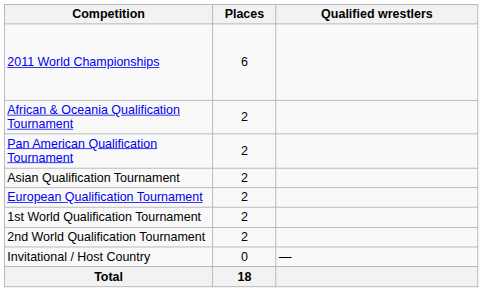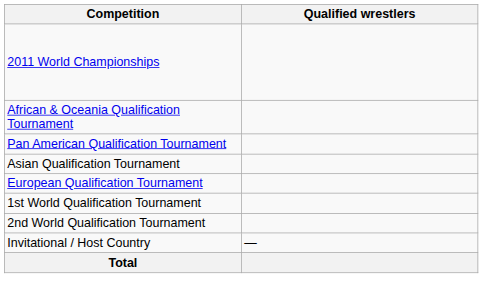- column: (244, 14)
